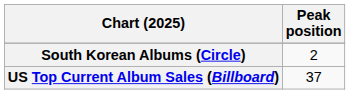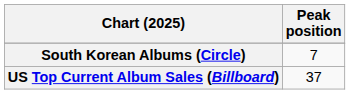(314, 54) 2 -> (314, 54) 7
